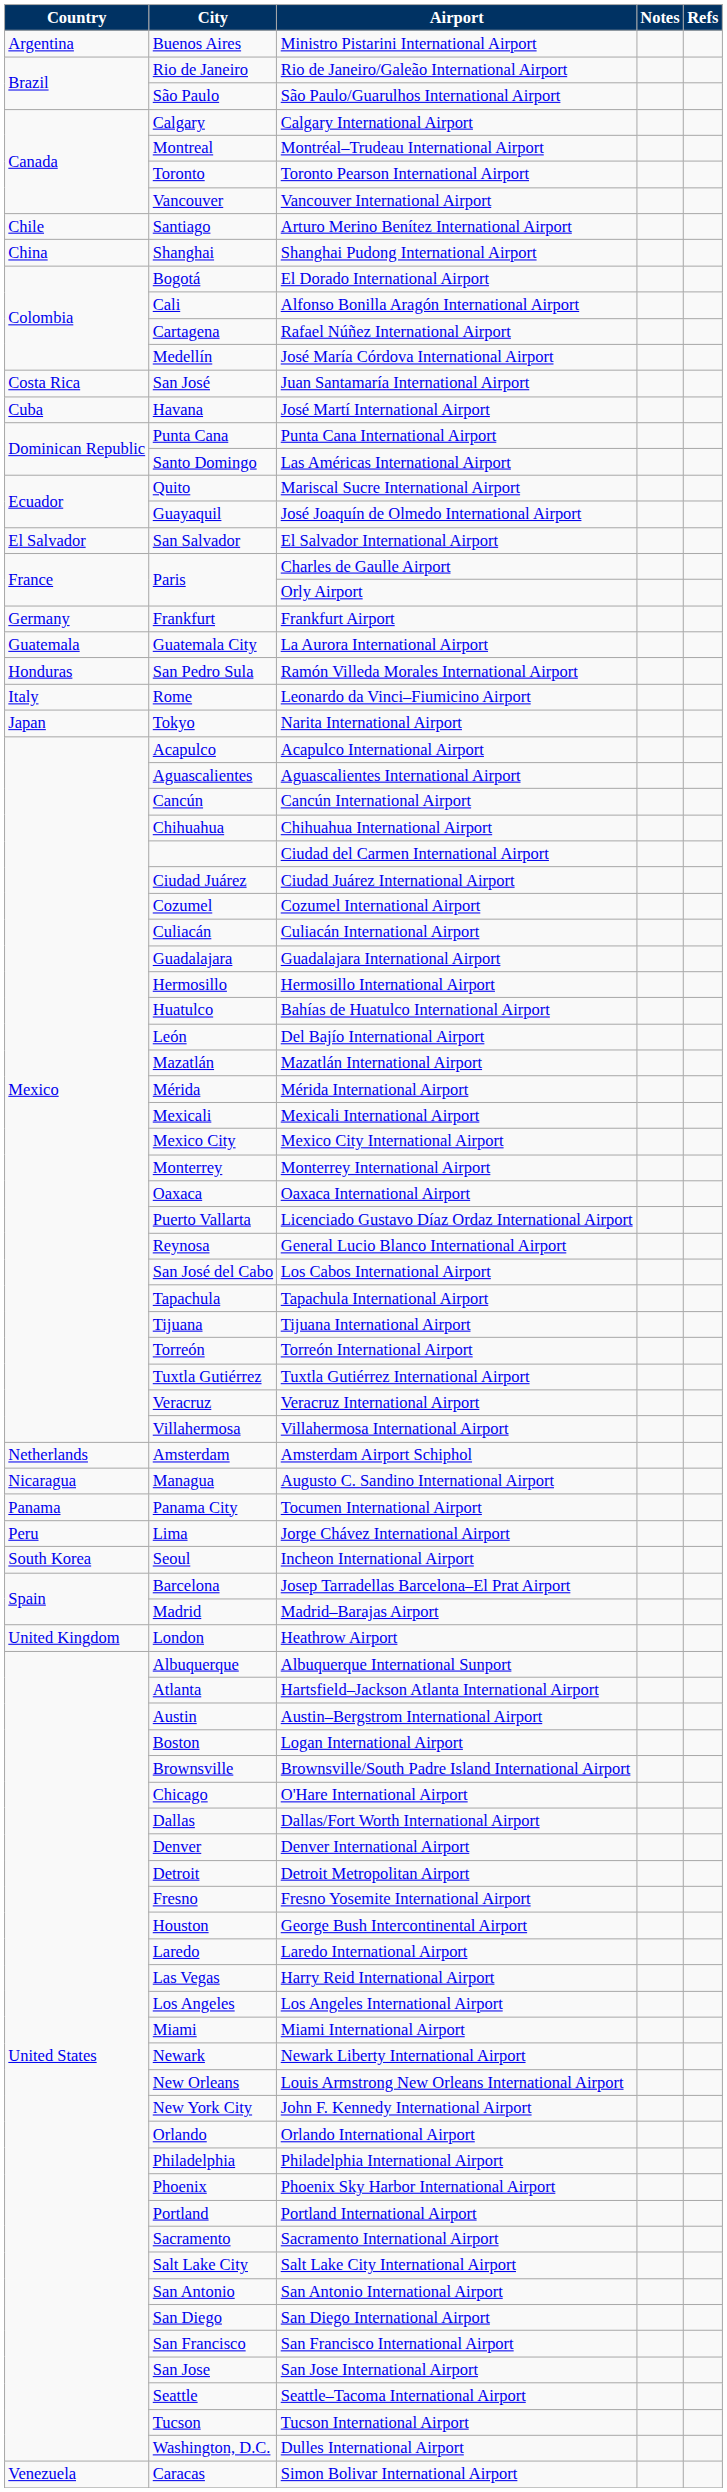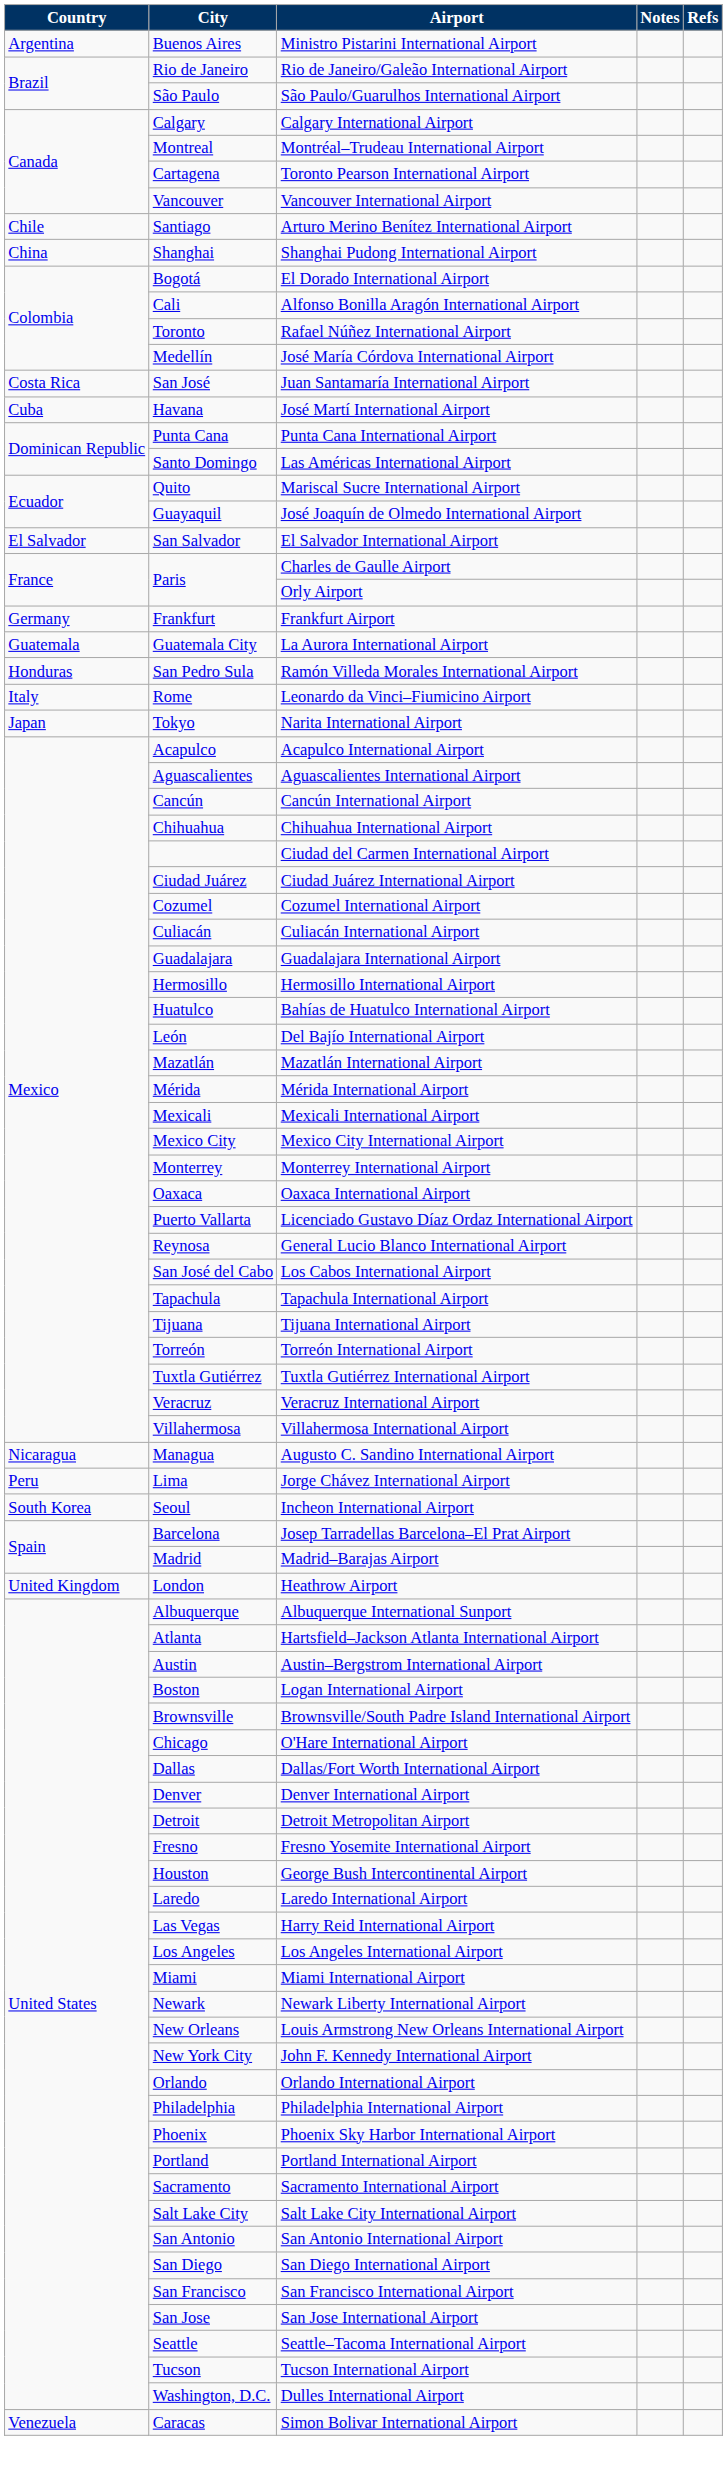(179, 174) Toronto -> (186, 174) Cartagena
(186, 331) Cartagena -> (179, 331) Toronto
- row: (376, 1455)
- row: (381, 1507)
